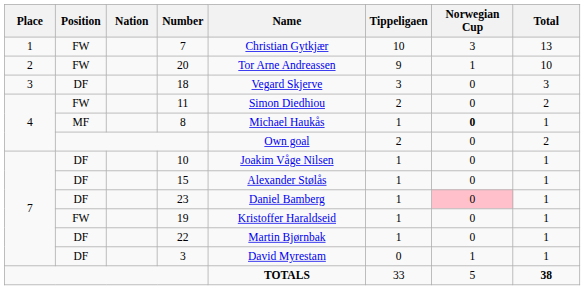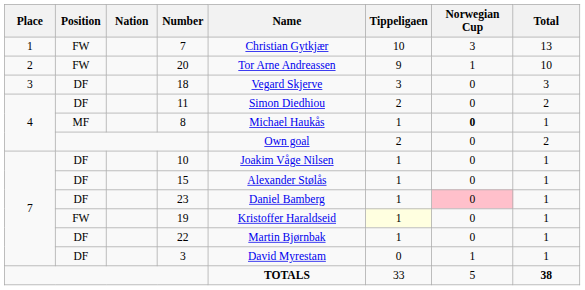(81, 104) FW -> (81, 104) DF
(399, 218) no background -> (399, 218) lightyellow background
